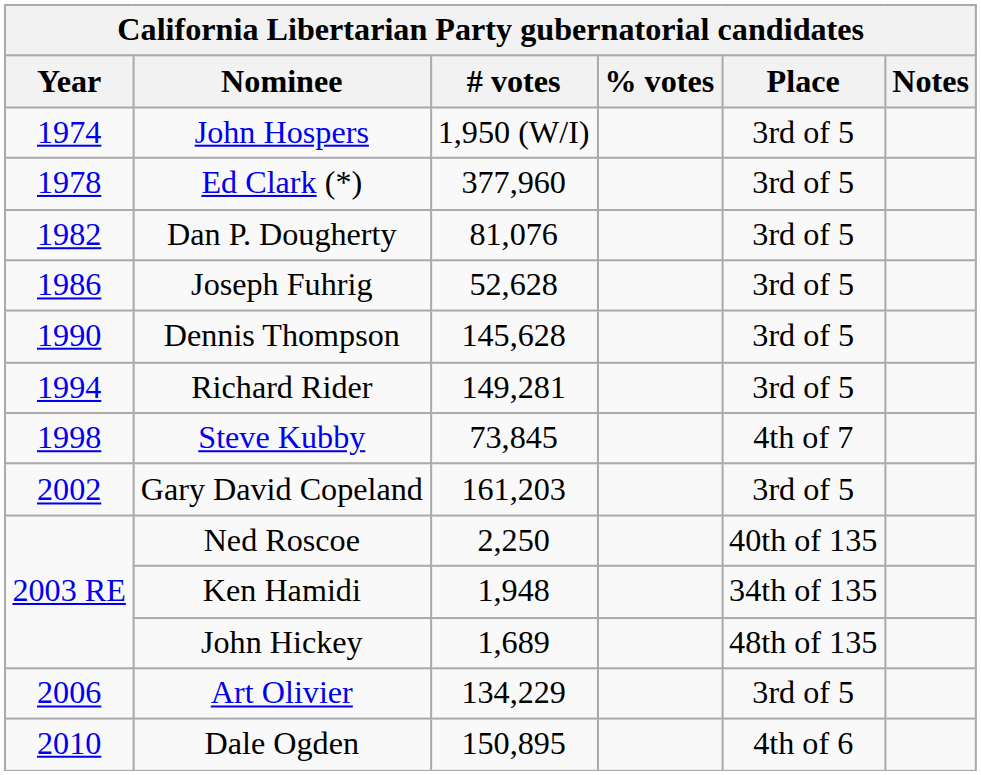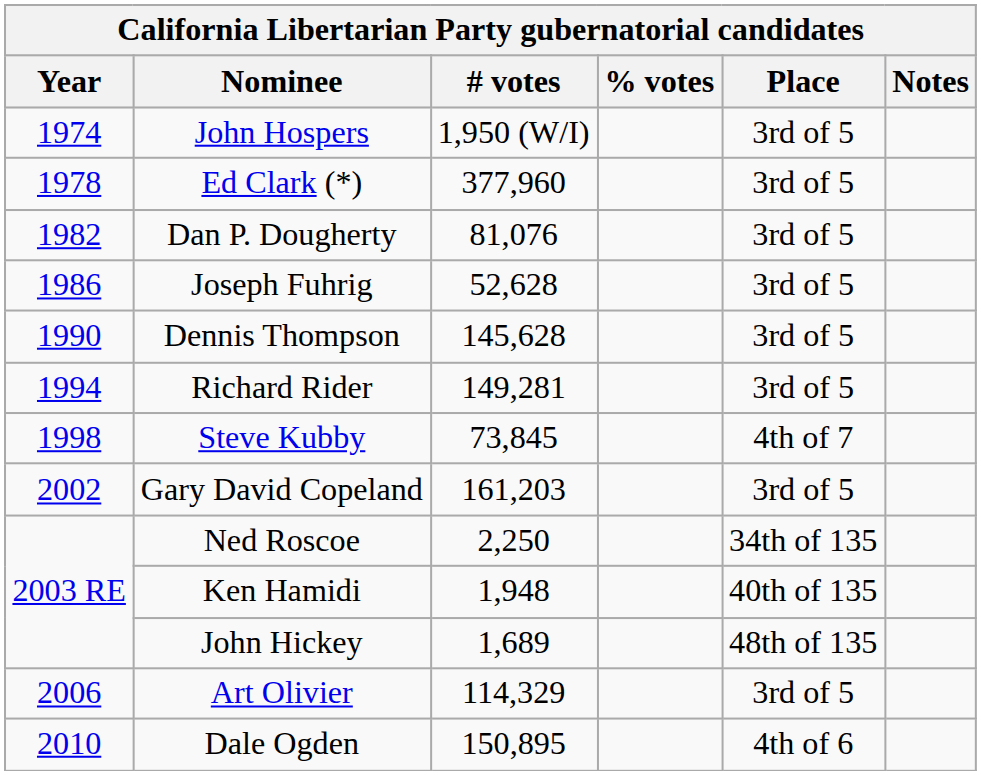(803, 540) 40th of 135 -> (803, 540) 34th of 135
(803, 591) 34th of 135 -> (803, 591) 40th of 135
(514, 693) 134,229 -> (514, 693) 114,329
